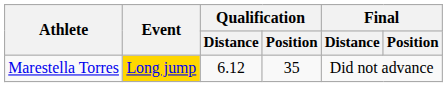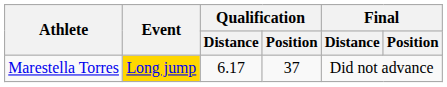(231, 68) 6.12 -> (231, 68) 6.17
(292, 68) 35 -> (292, 68) 37
